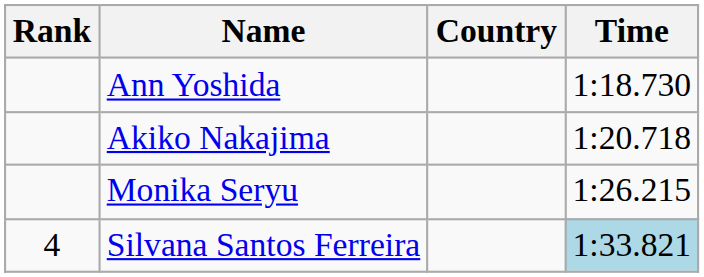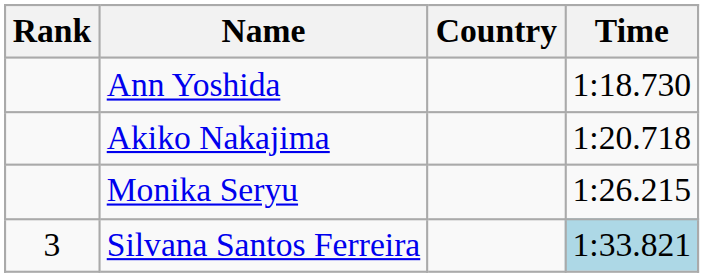(52, 244) 4 -> (52, 244) 3
